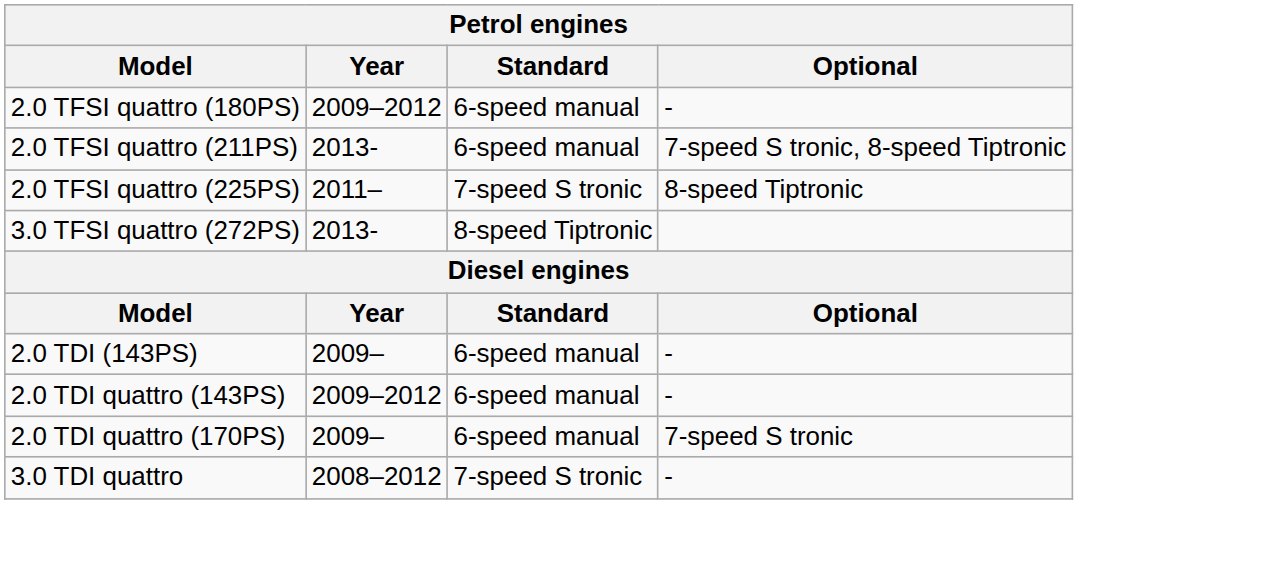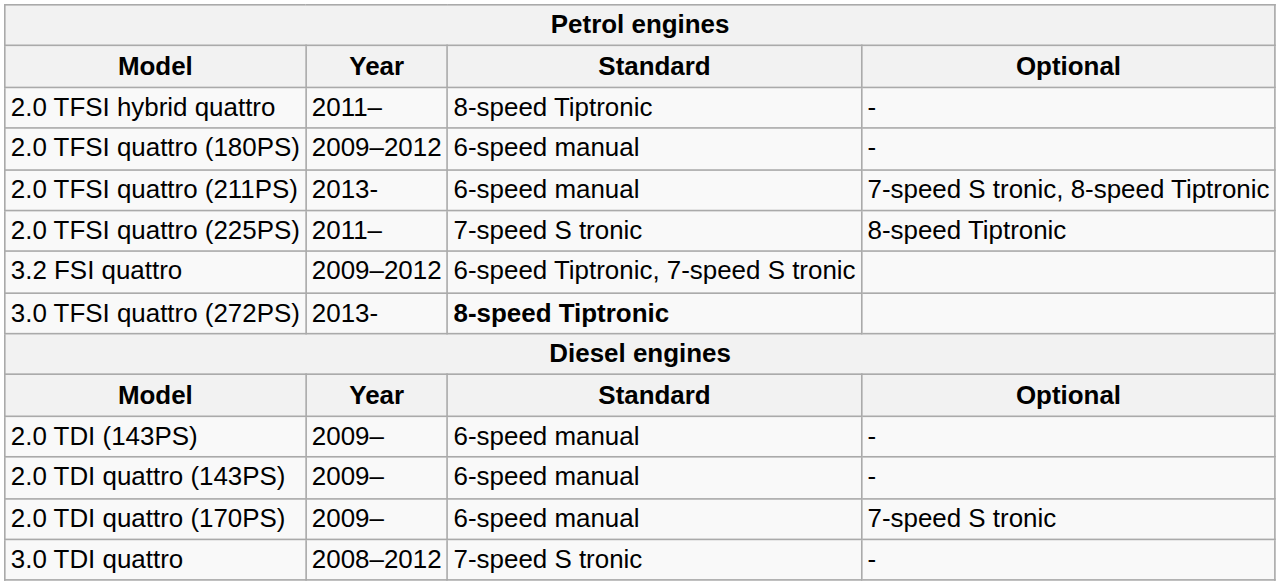+ row: (143, 107)
+ row: (97, 271)
(553, 230) normal -> (561, 312) bold
(377, 395) 2009–2012 -> (348, 477) 2009–
